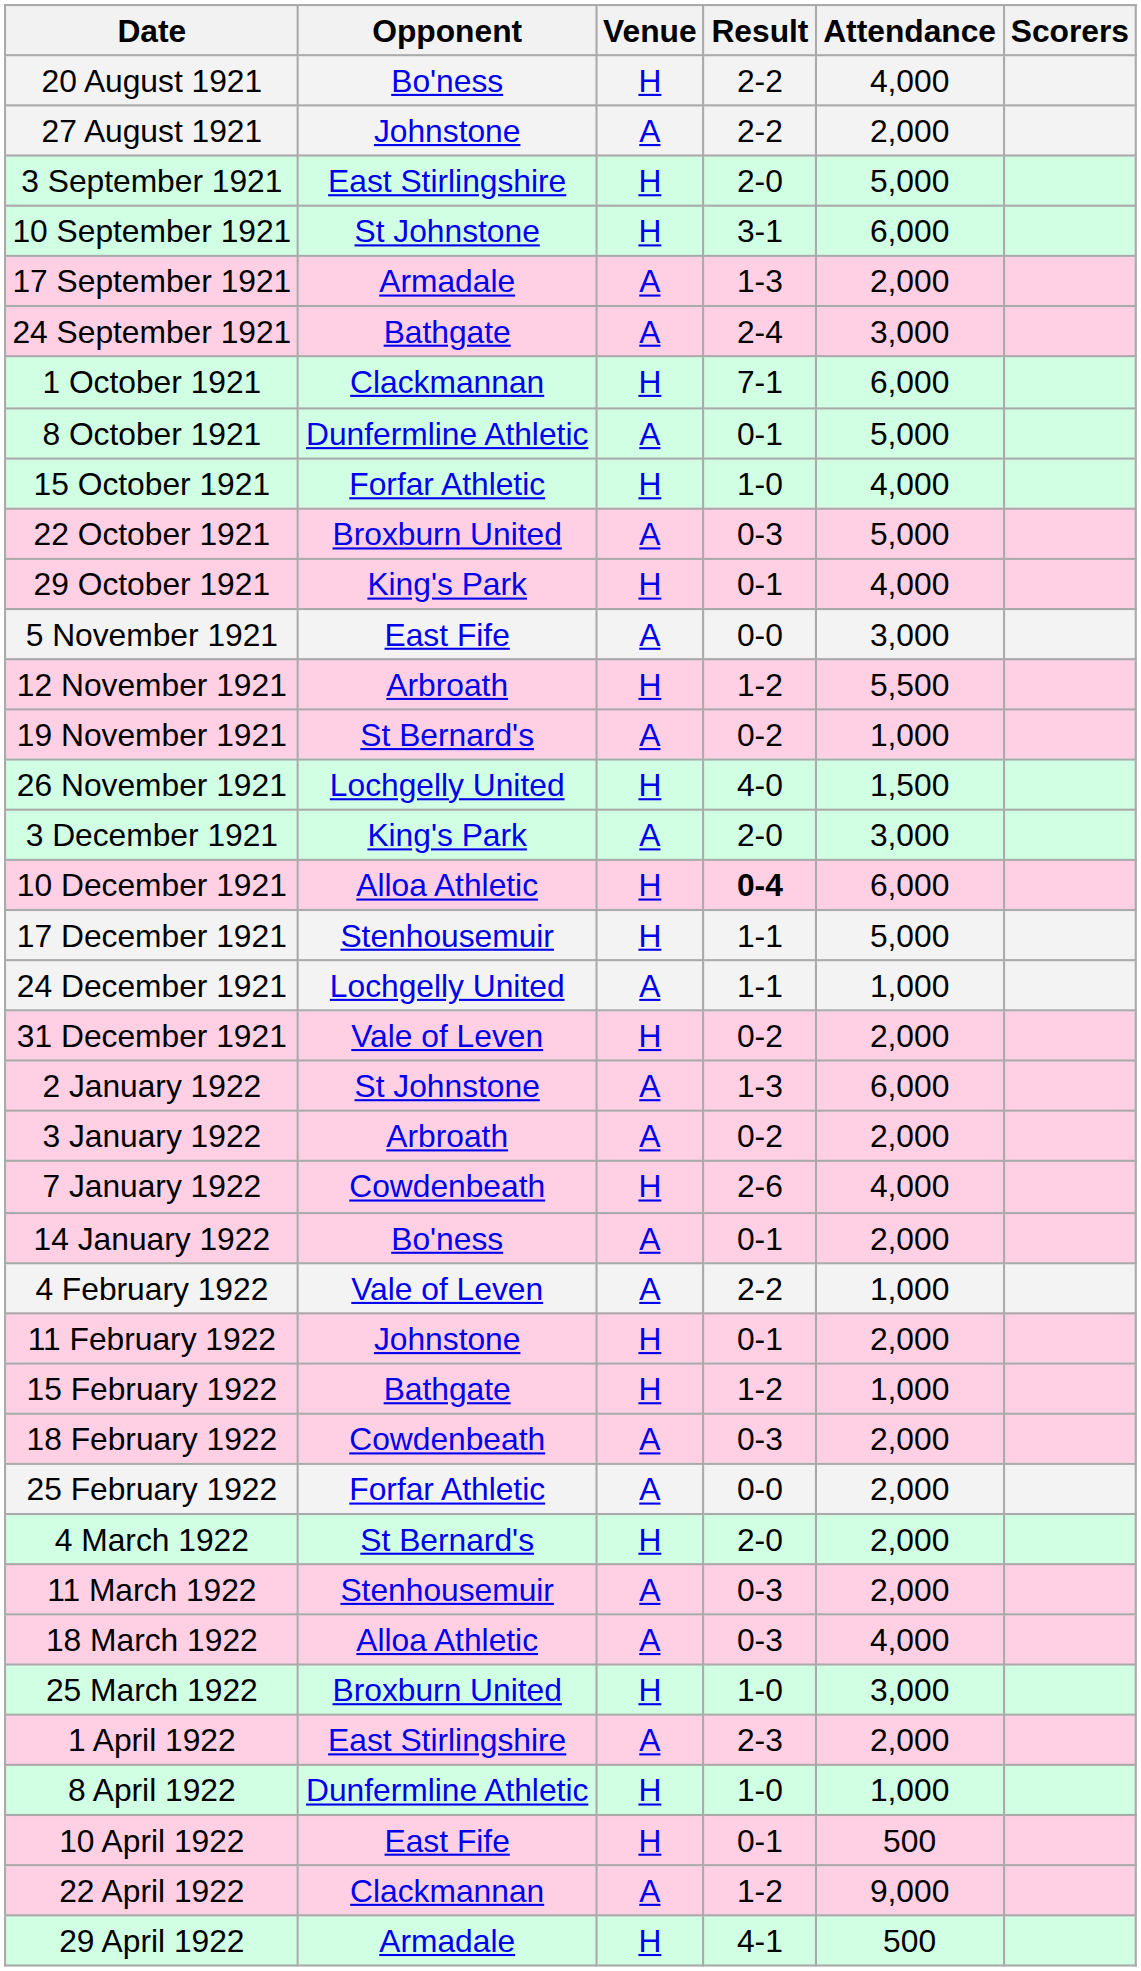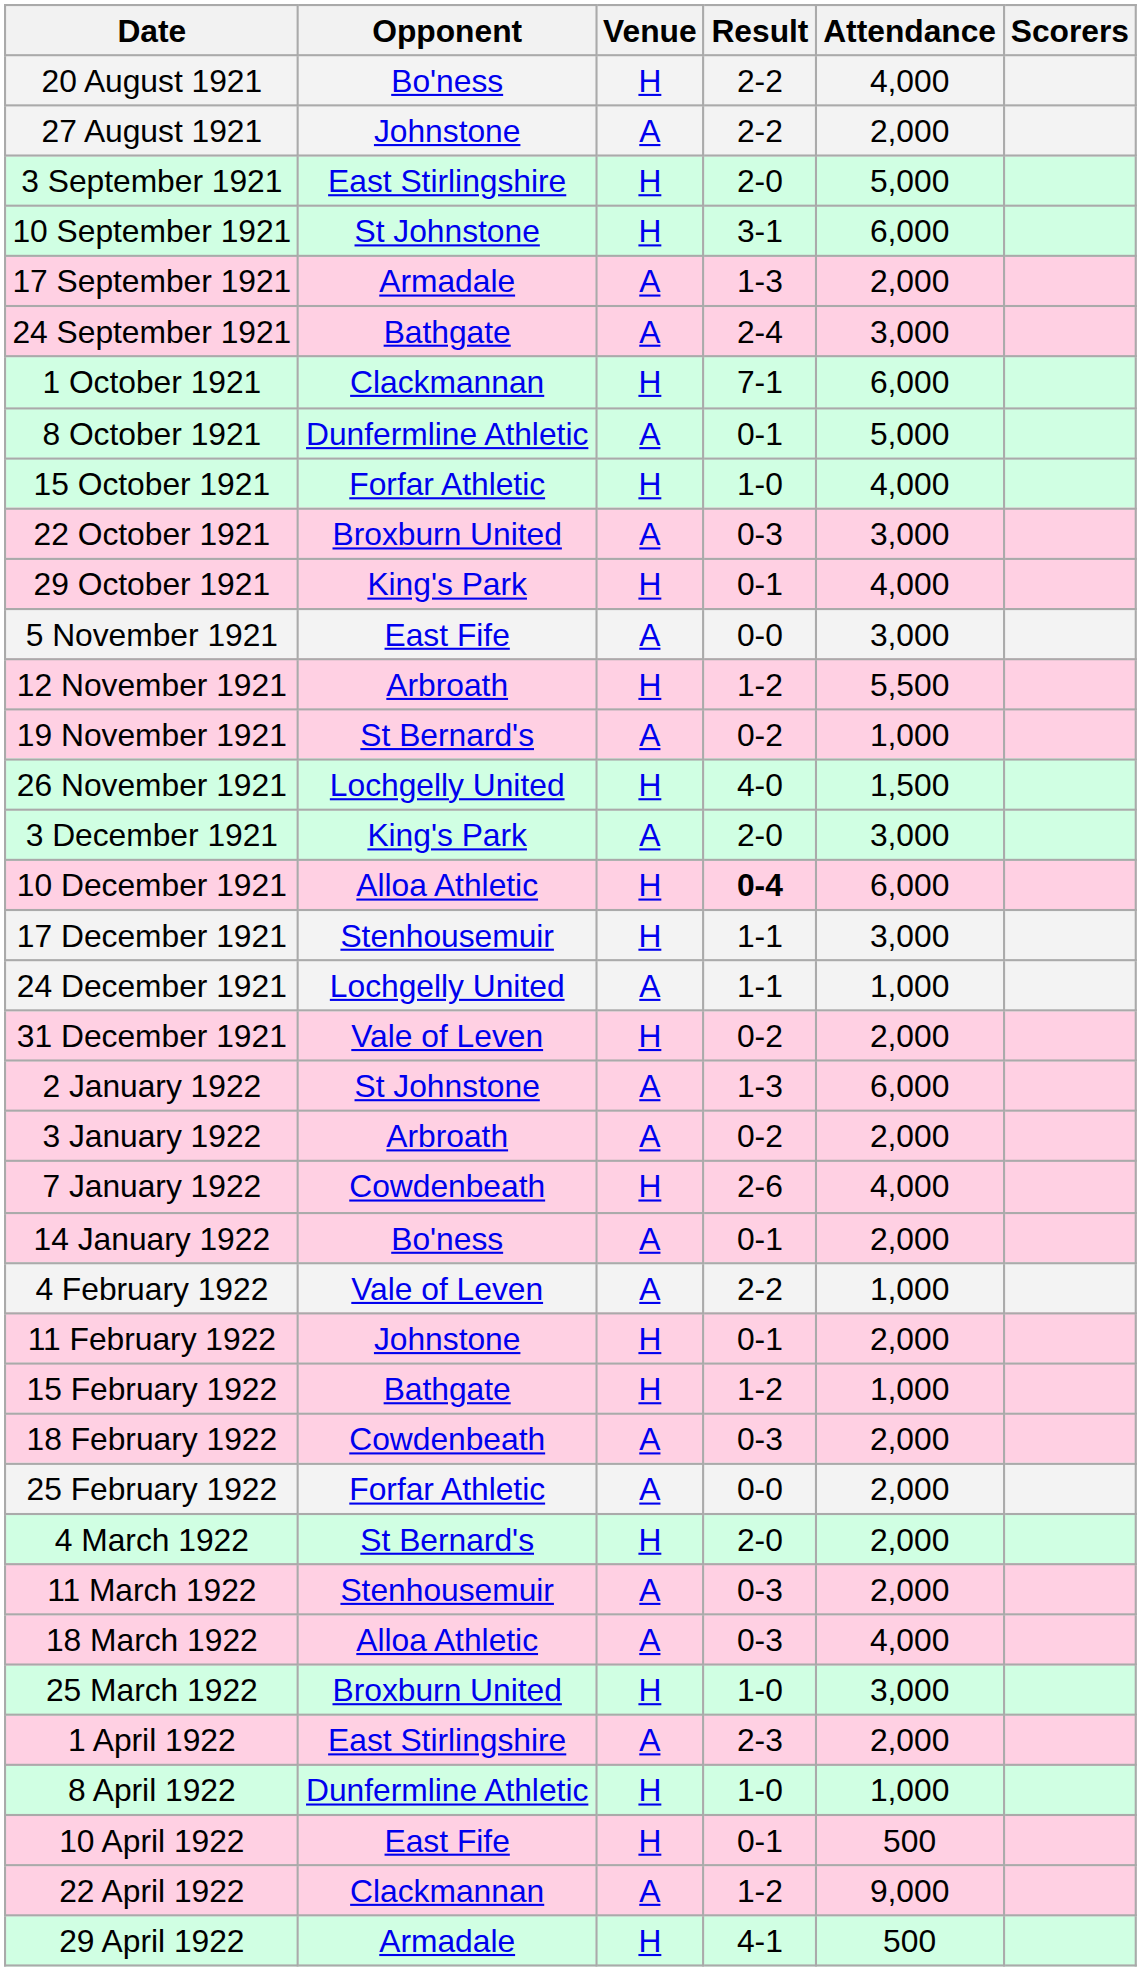(910, 533) 5,000 -> (910, 533) 3,000
(910, 936) 5,000 -> (910, 936) 3,000
